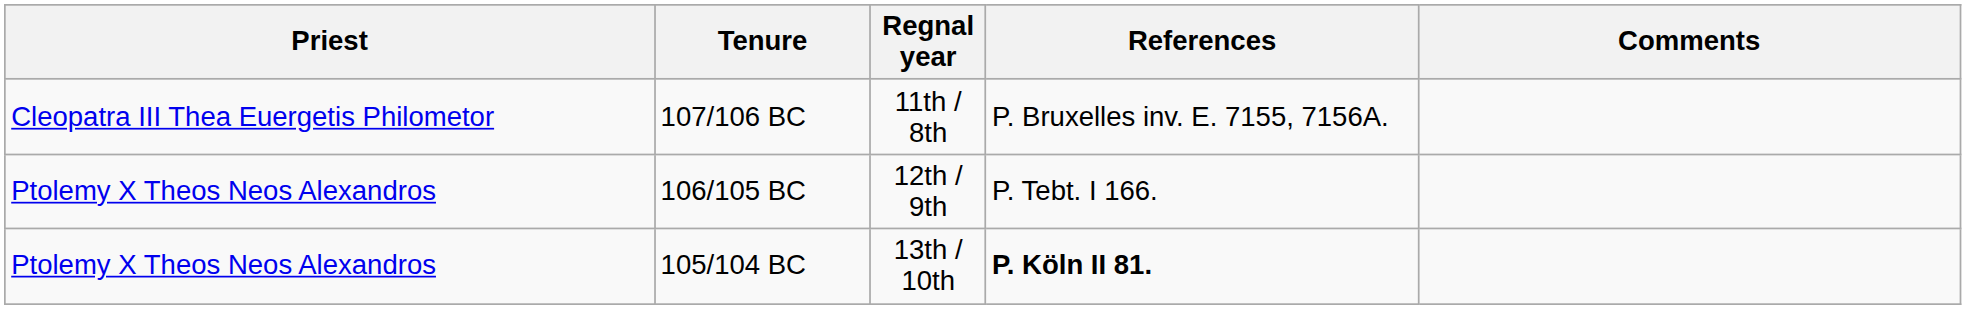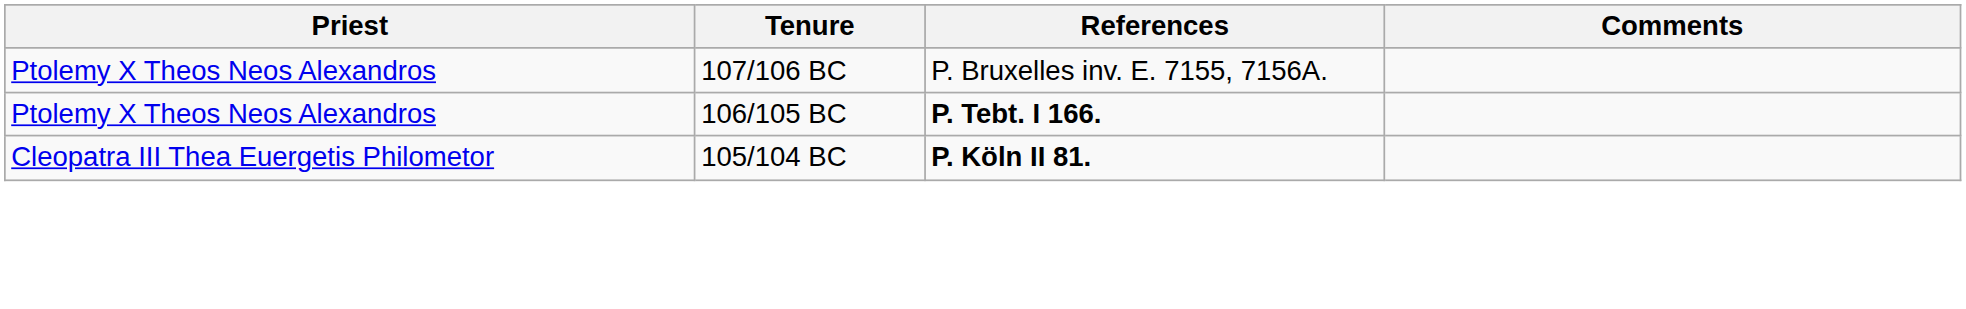- column: (928, 41)
(253, 116) Cleopatra III Thea Euergetis Philometor -> (224, 69) Ptolemy X Theos Neos Alexandros
(1075, 191) normal -> (1016, 113) bold
(224, 265) Ptolemy X Theos Neos Alexandros -> (253, 157) Cleopatra III Thea Euergetis Philometor
